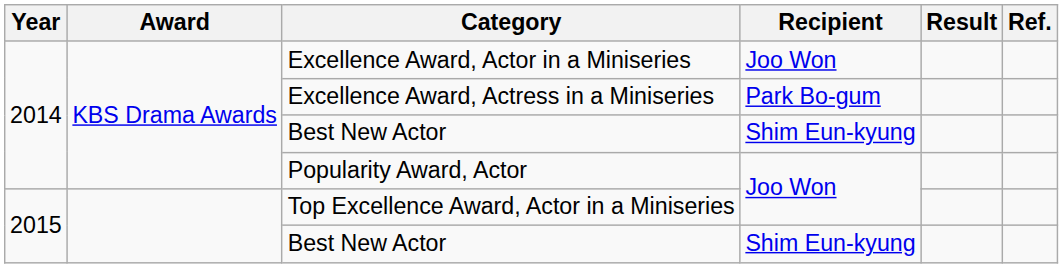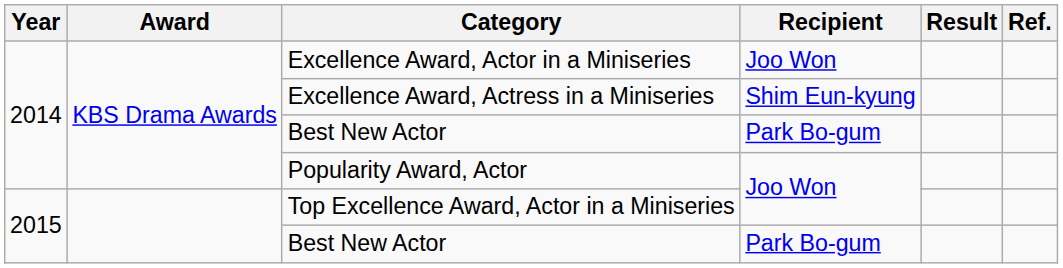(813, 96) Park Bo-gum -> (830, 96) Shim Eun-kyung
(830, 133) Shim Eun-kyung -> (813, 133) Park Bo-gum
(830, 243) Shim Eun-kyung -> (813, 243) Park Bo-gum
